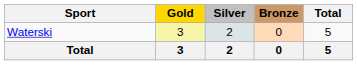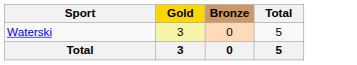- column: (230, 13)
